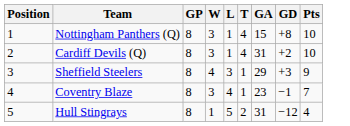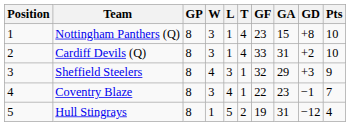+ column: (263, 14)
